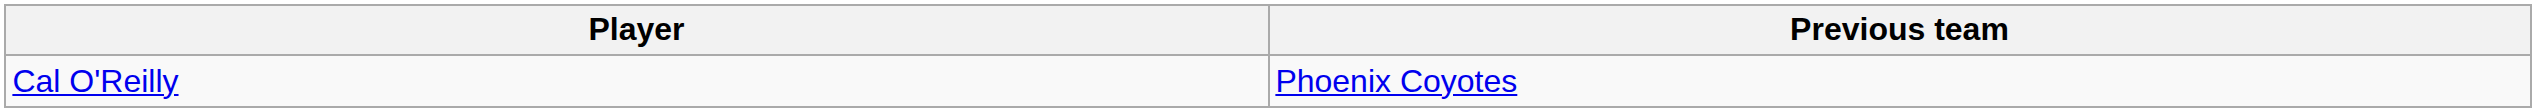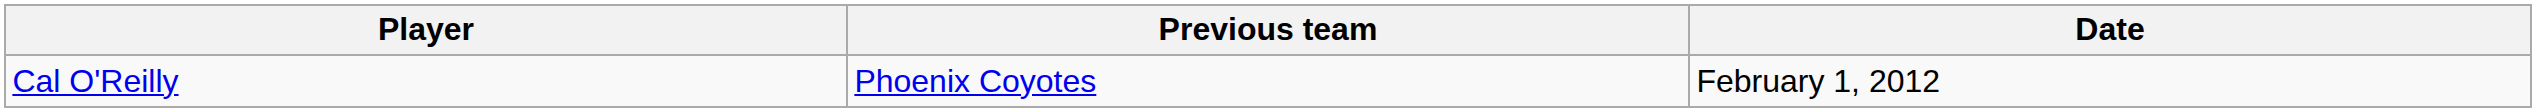+ column: (2110, 29)
